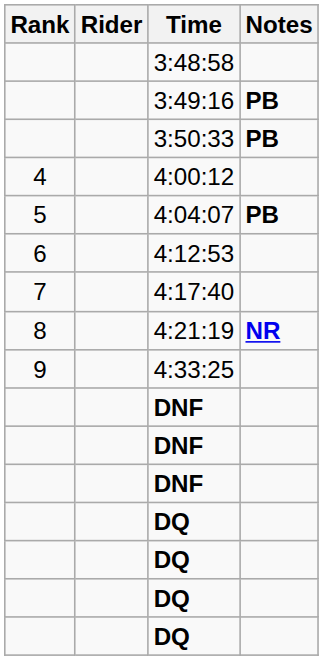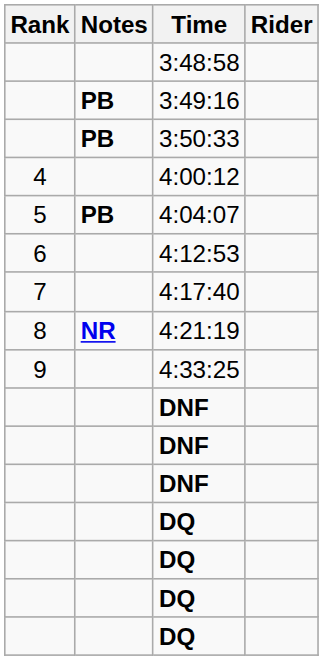columns swapped: (112, 24) <-> (279, 24)
